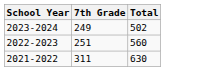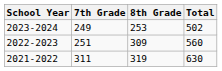+ column: (156, 12)
